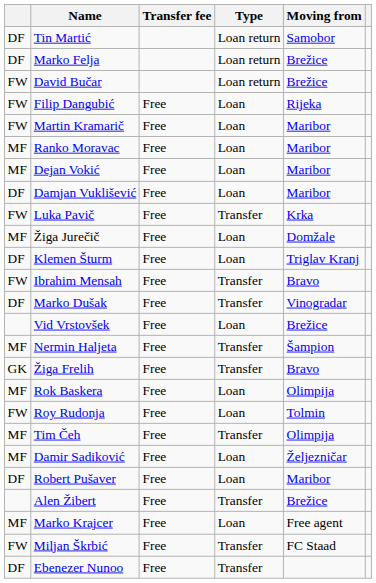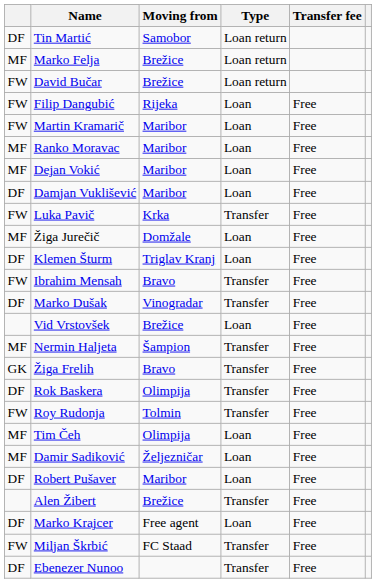columns swapped: (324, 15) <-> (177, 15)
(16, 59) DF -> (17, 59) MF
(17, 390) MF -> (16, 390) DF
(231, 390) Loan -> (246, 390) Transfer
(231, 412) Loan -> (246, 412) Transfer
(240, 434) Transfer -> (238, 434) Loan
(17, 522) MF -> (16, 522) DF
